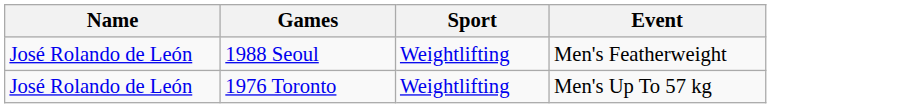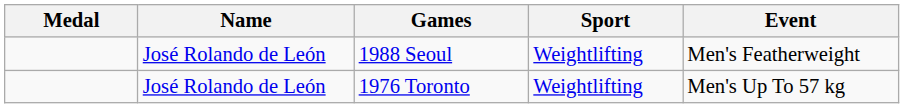+ column: (71, 20)
